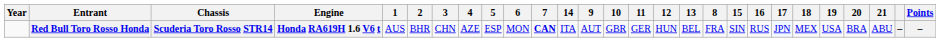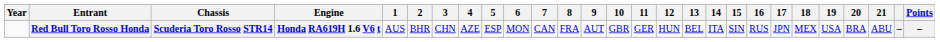columns swapped: (715, 12) <-> (568, 12)
(545, 28) bold -> (545, 28) normal
